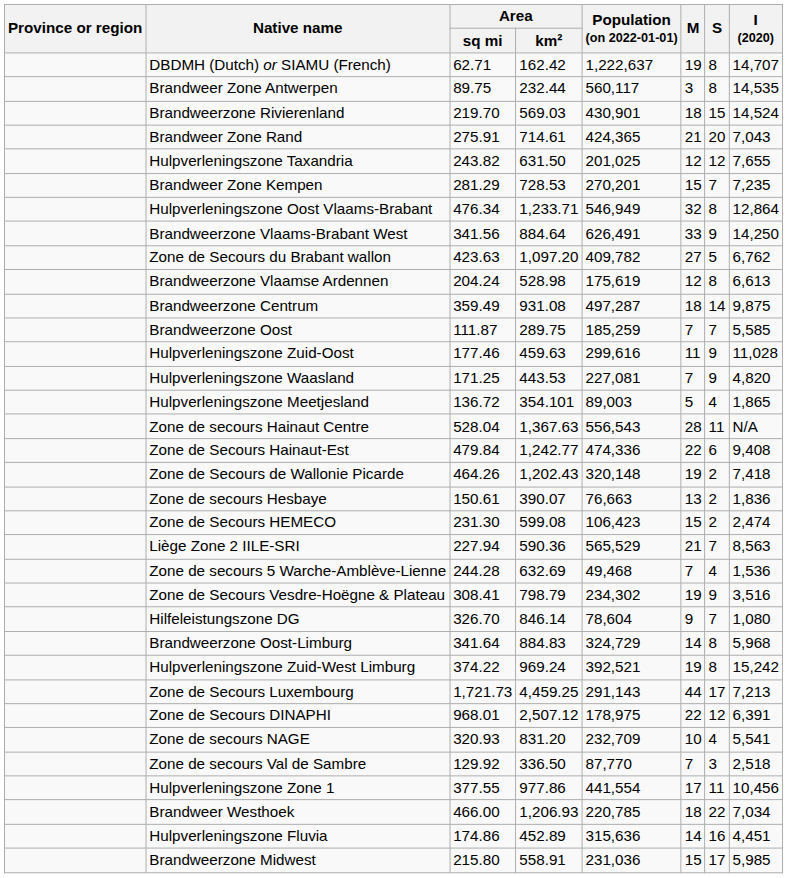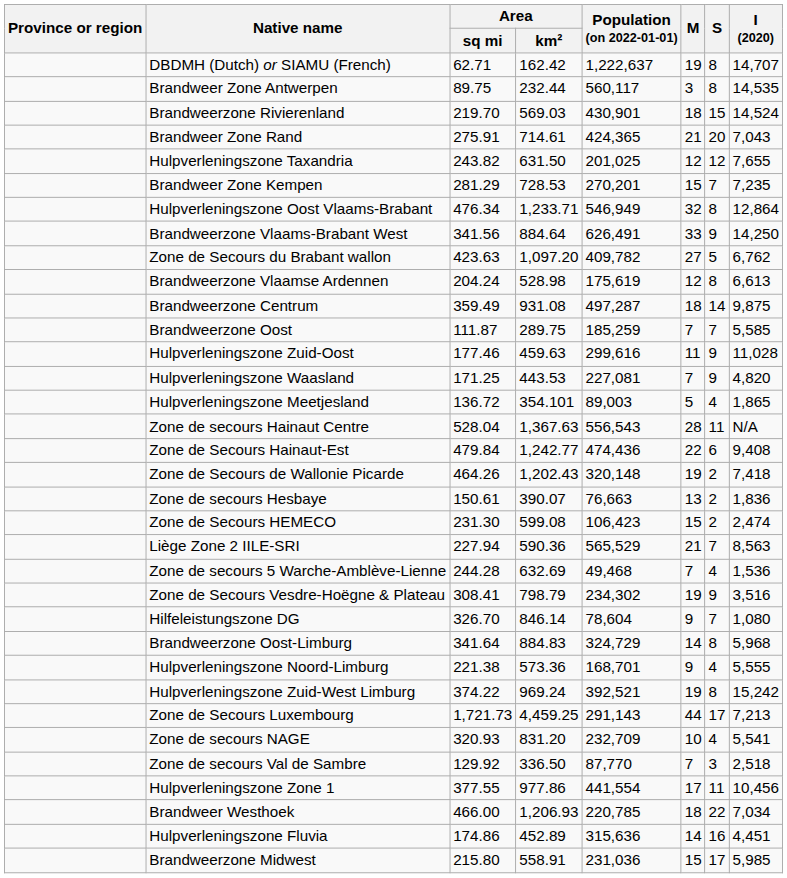(613, 450) 474,336 -> (613, 450) 474,436
+ row: (269, 667)
- row: (240, 715)
